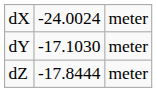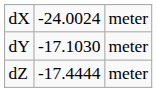(69, 73) -17.8444 -> (69, 73) -17.4444
